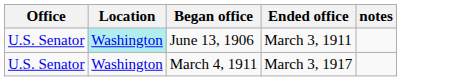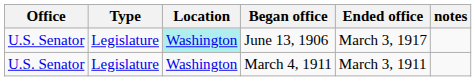+ column: (125, 16)
(308, 40) March 3, 1911 -> (383, 40) March 3, 1917
(308, 64) March 3, 1917 -> (383, 64) March 3, 1911
